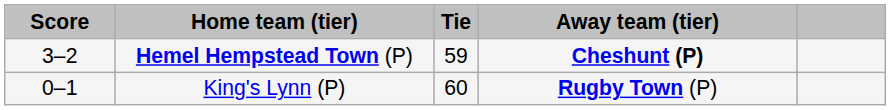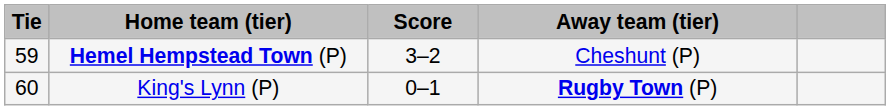columns swapped: (456, 22) <-> (60, 22)
(638, 55) bold -> (638, 55) normal
